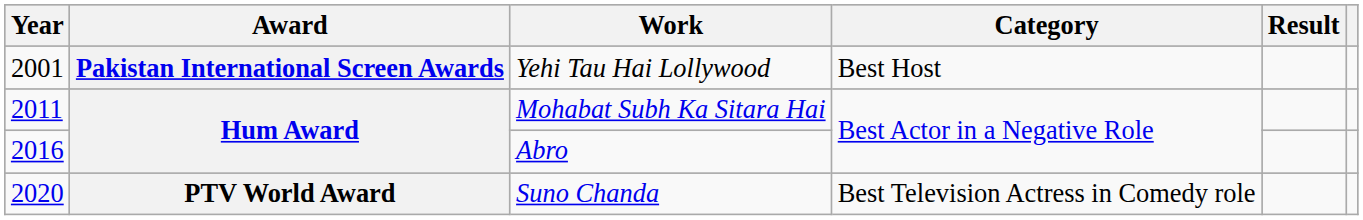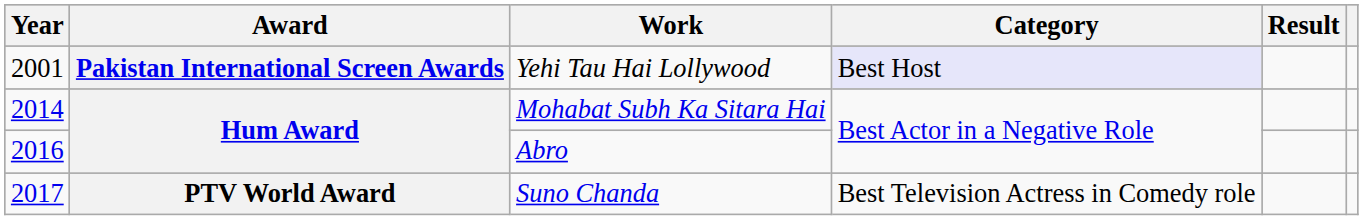(889, 67) no background -> (889, 67) lavender background
(37, 109) 2011 -> (37, 109) 2014
(37, 192) 2020 -> (37, 192) 2017
